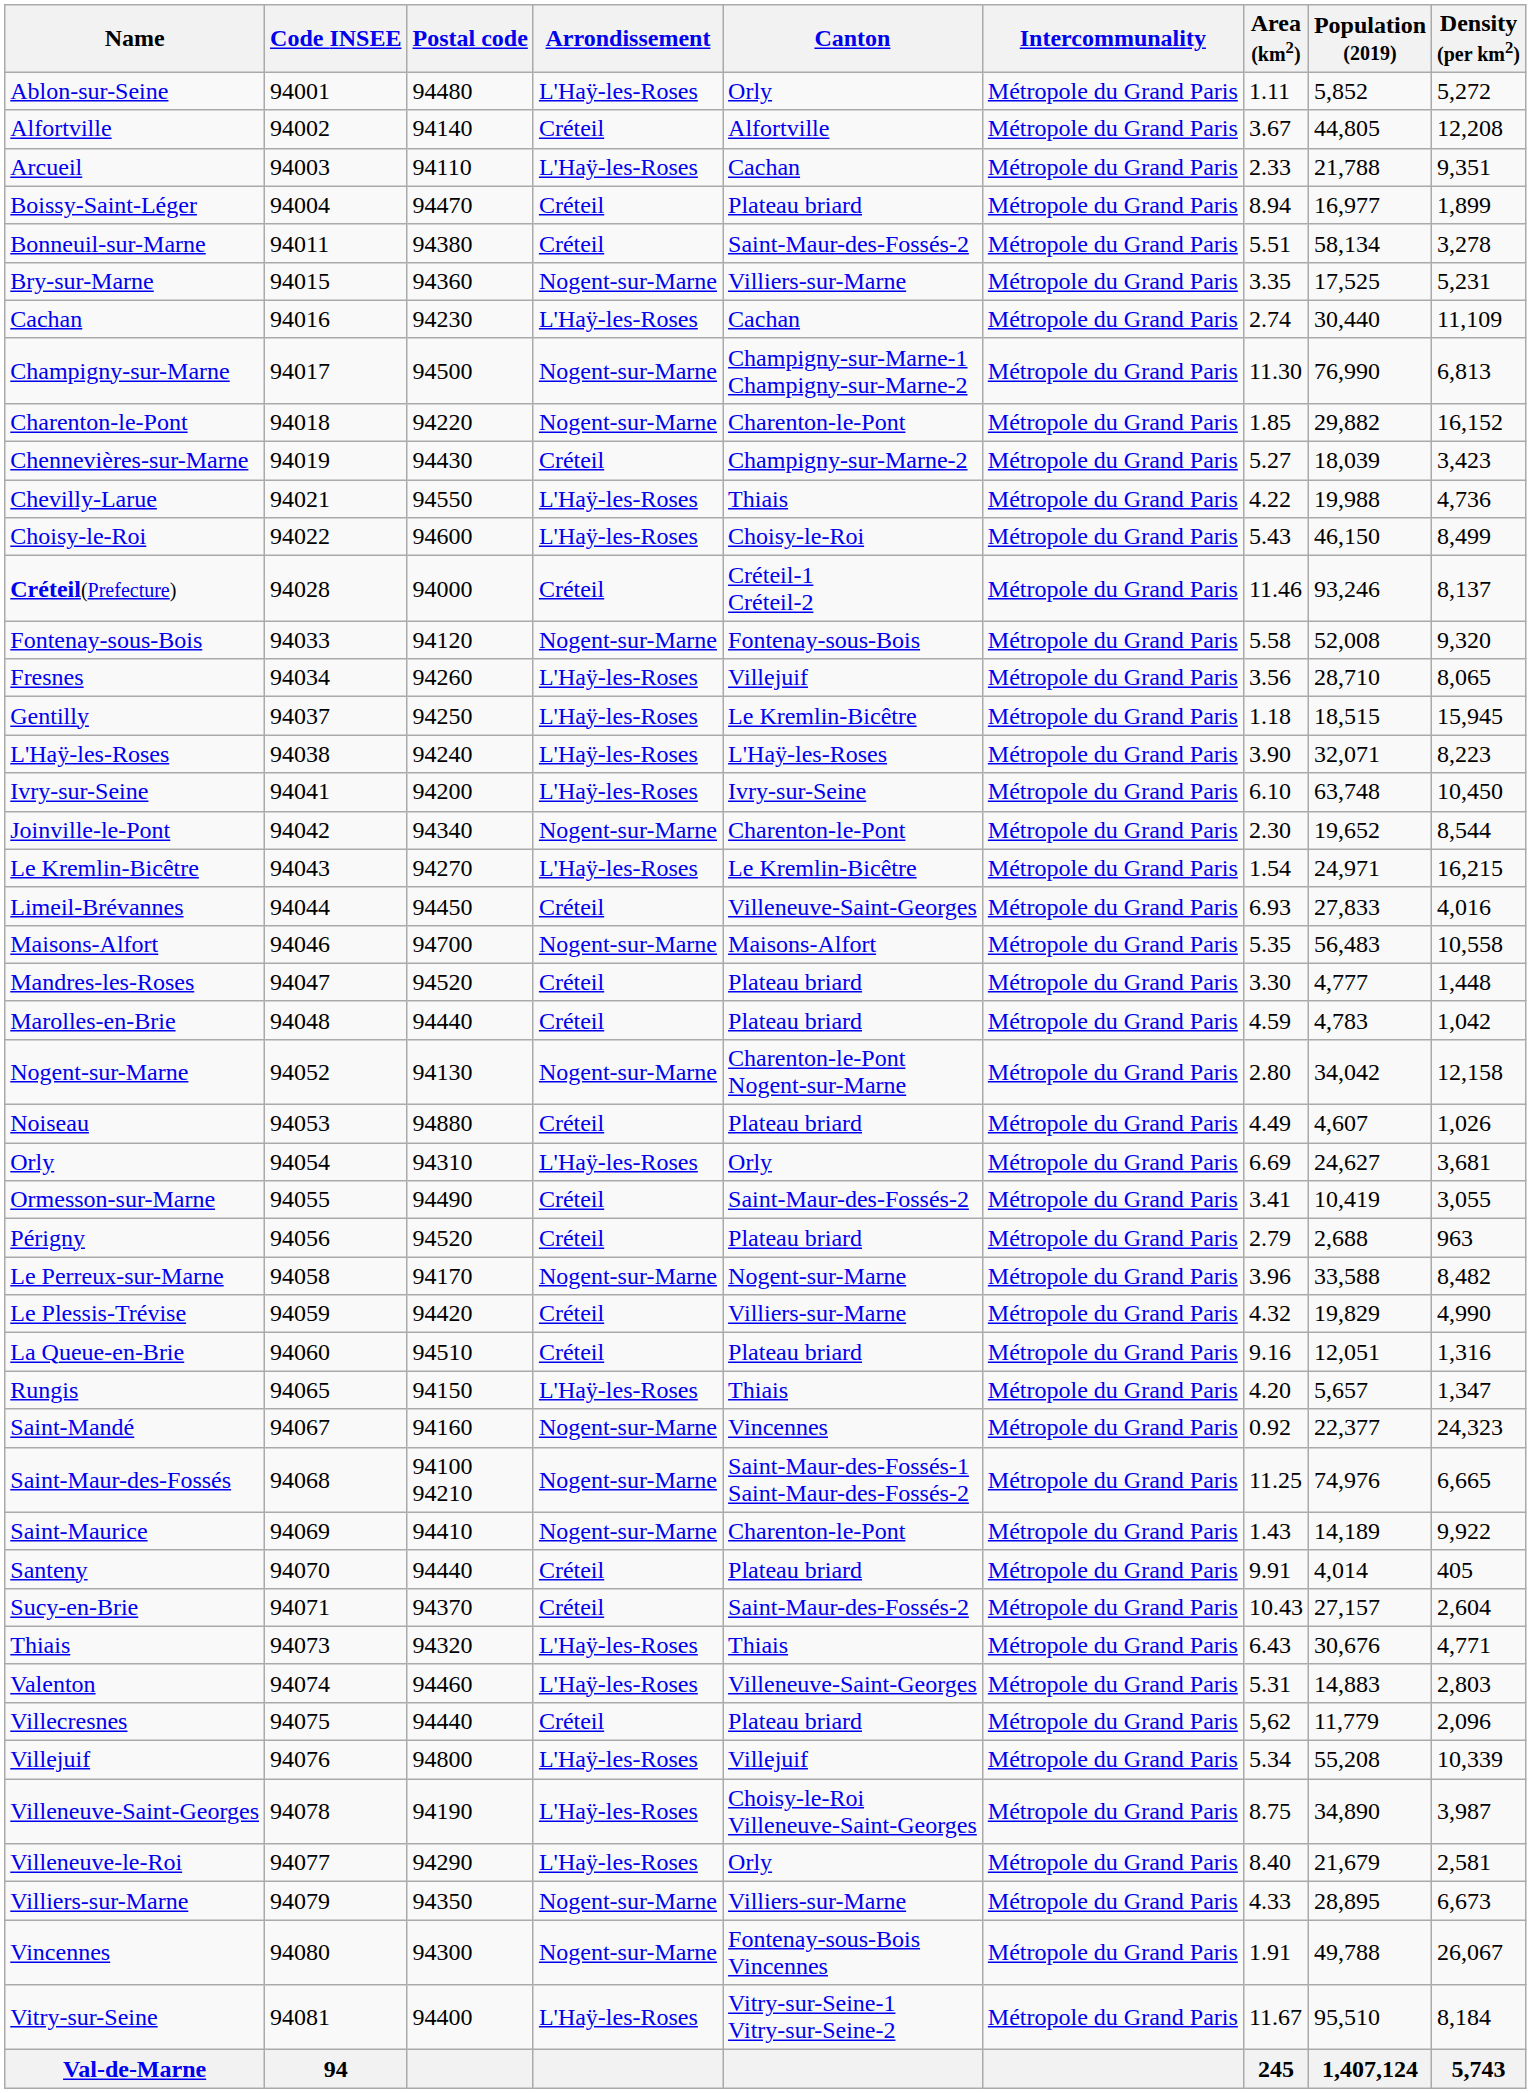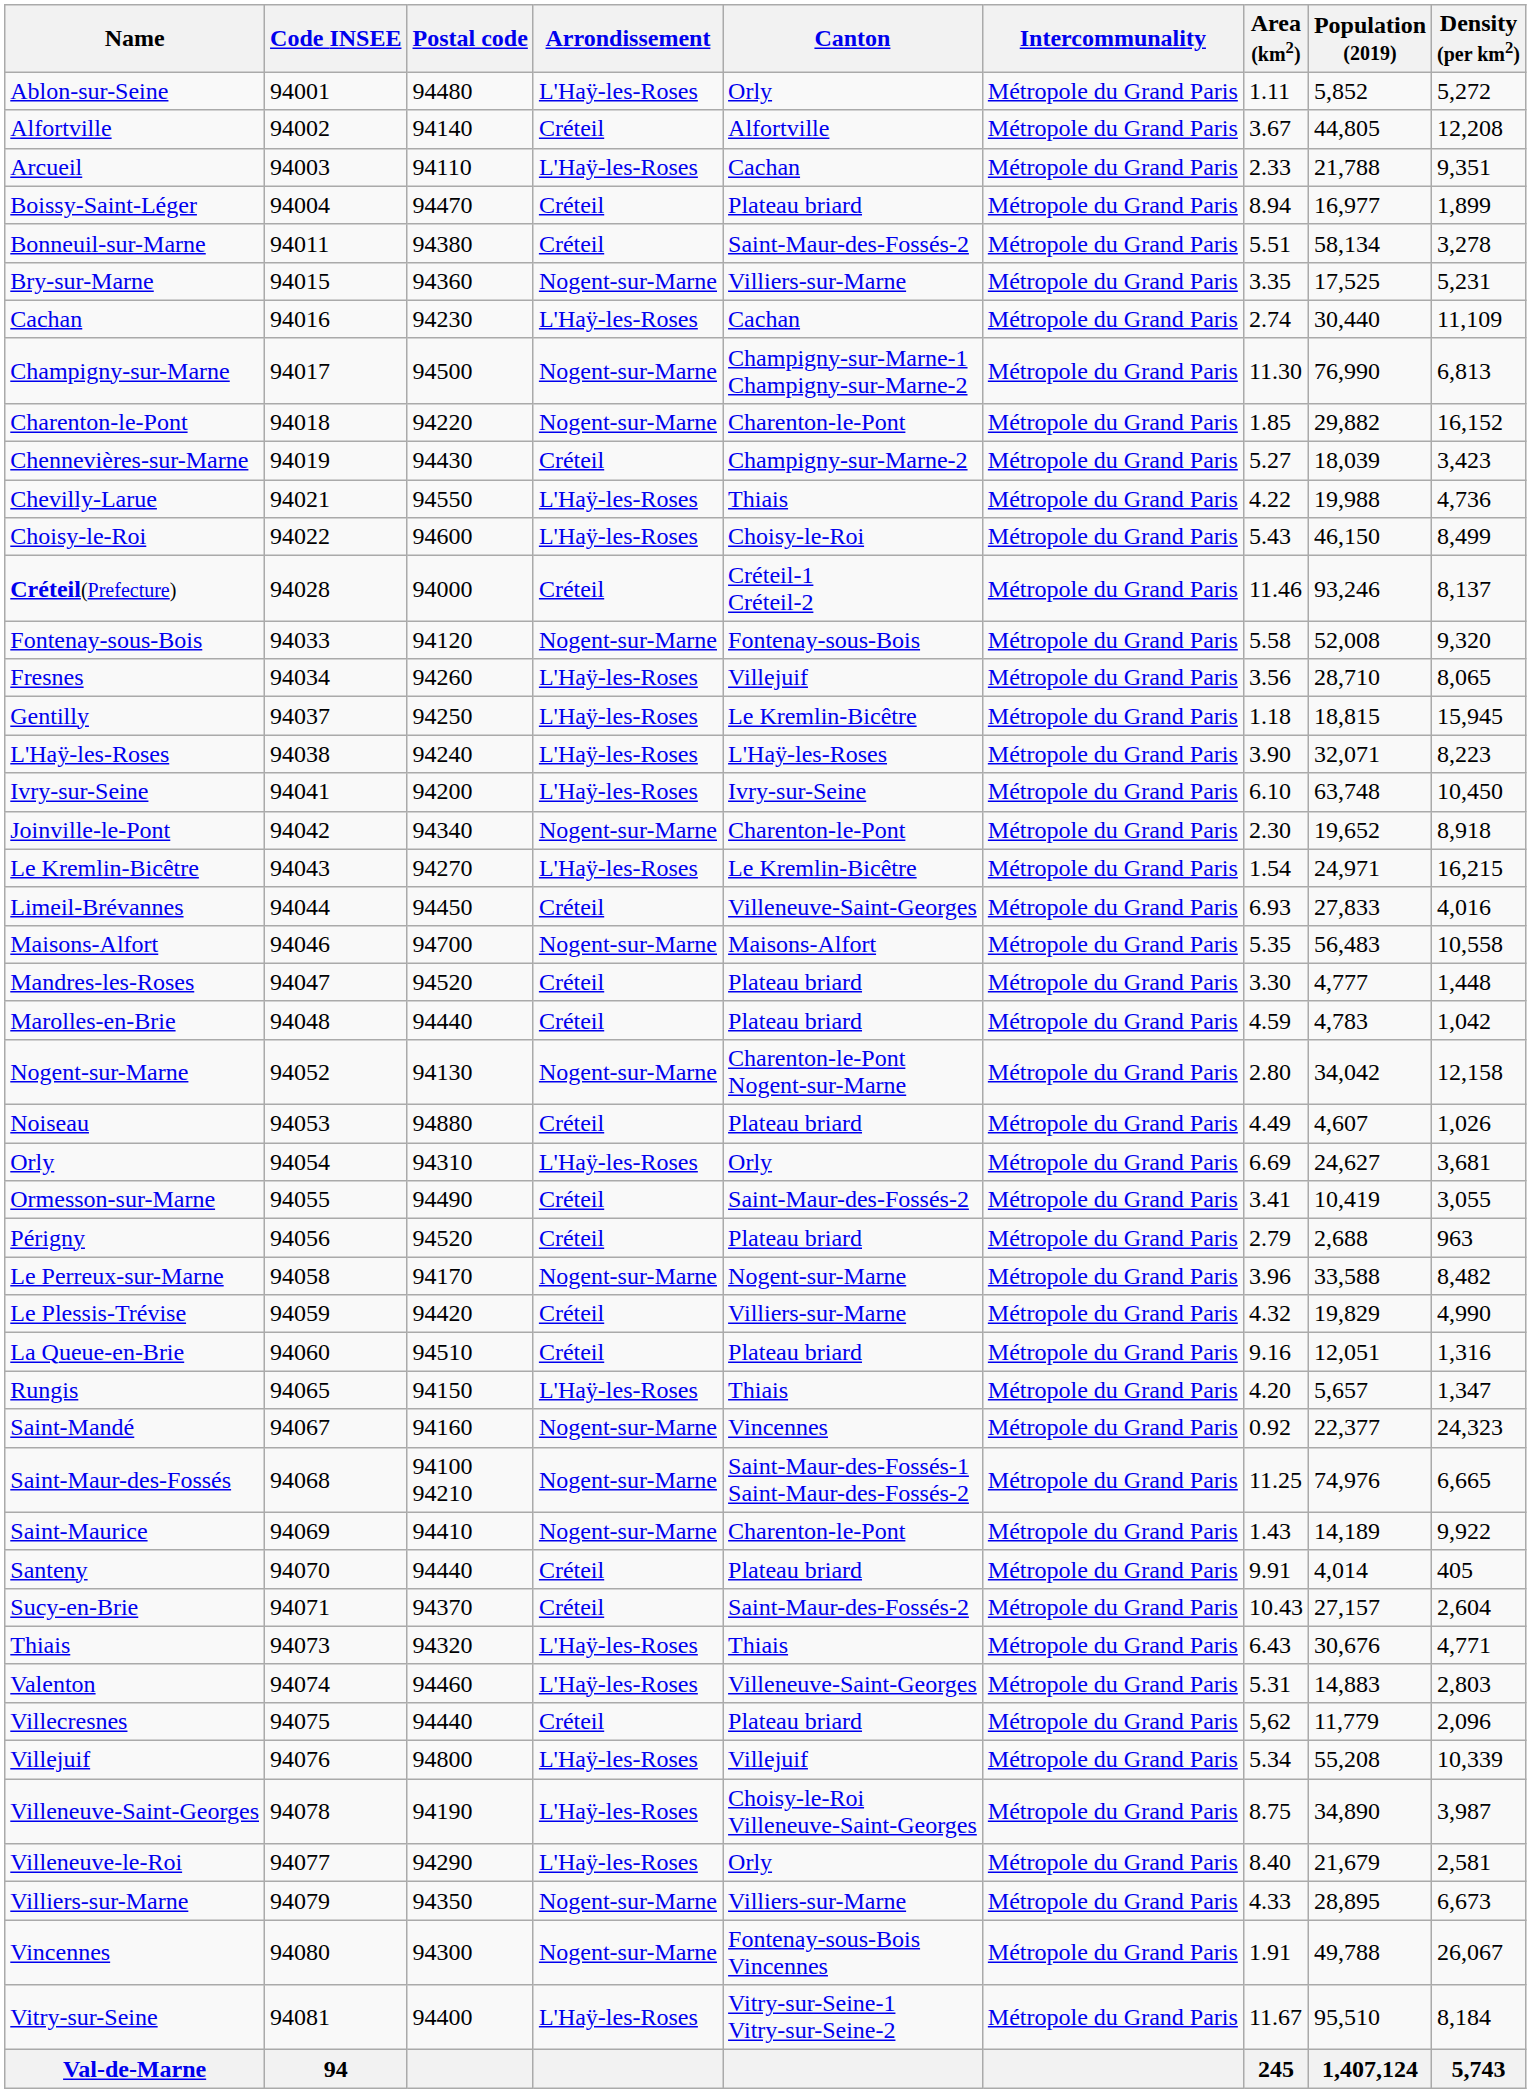(1347, 715) 18,515 -> (1347, 715) 18,815
(1464, 829) 8,544 -> (1464, 829) 8,918
